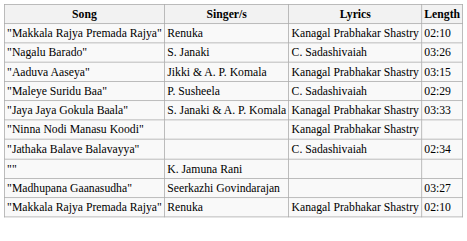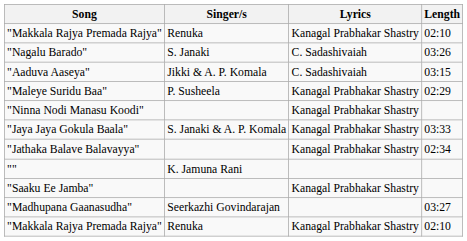(355, 72) Kanagal Prabhakar Shastry -> (329, 72) C. Sadashivaiah
(329, 91) C. Sadashivaiah -> (355, 91) Kanagal Prabhakar Shastry
rows swapped: (75, 130) <-> (68, 110)
(329, 149) C. Sadashivaiah -> (355, 149) Kanagal Prabhakar Shastry
+ row: (50, 188)
